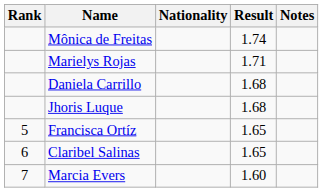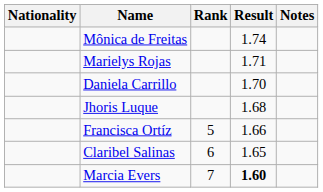columns swapped: (25, 15) <-> (193, 15)
(254, 84) 1.68 -> (254, 84) 1.70
(254, 130) 1.65 -> (254, 130) 1.66
(254, 175) normal -> (254, 175) bold
